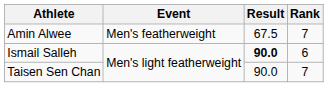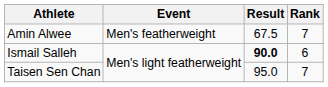(266, 72) 90.0 -> (266, 72) 95.0
